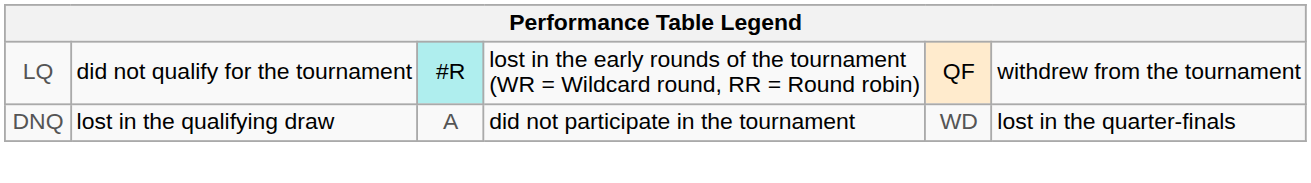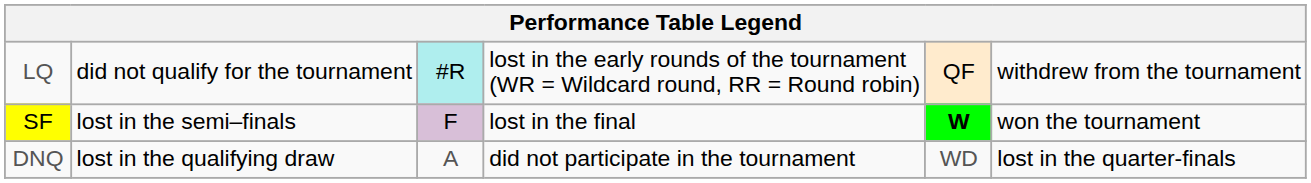+ row: (38, 123)
